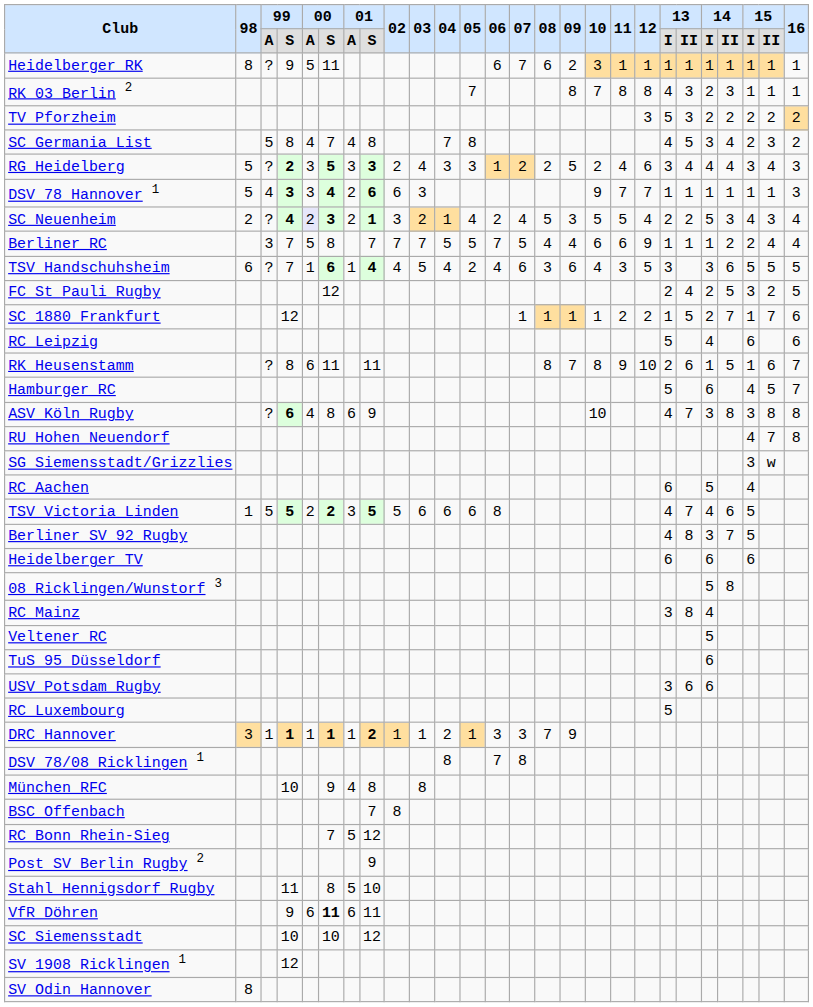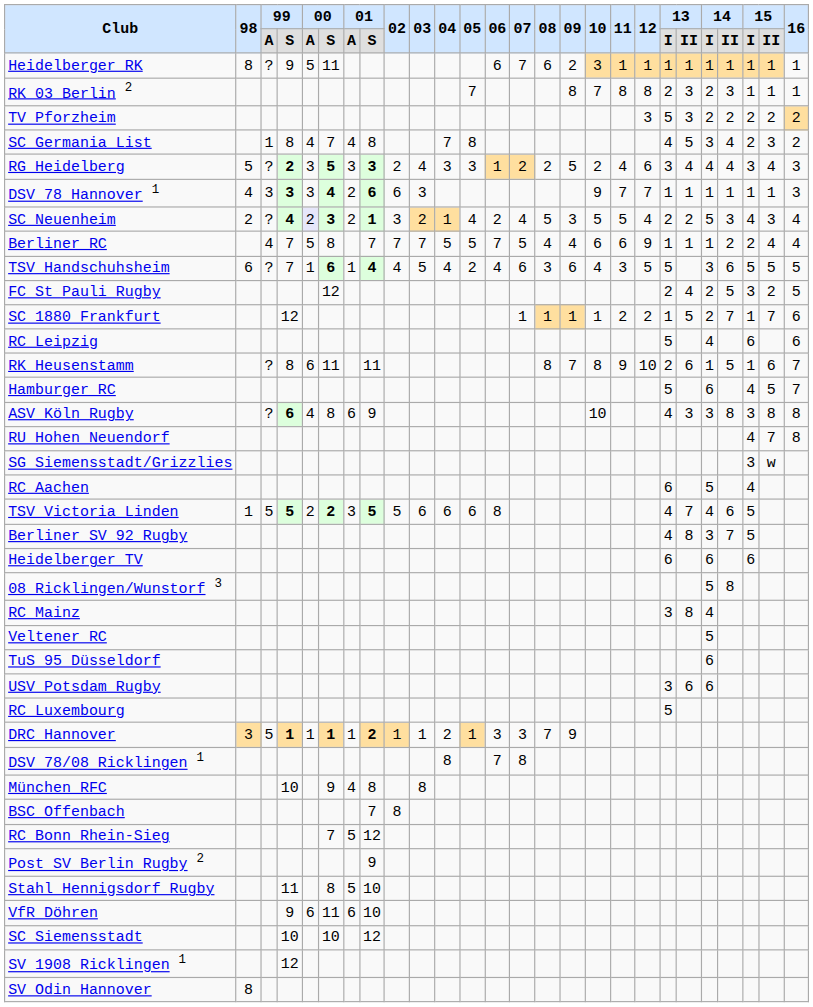(668, 92) 4 -> (668, 92) 2
(269, 142) 5 -> (269, 142) 1
(249, 193) 5 -> (249, 193) 4
(269, 193) 4 -> (269, 193) 3
(269, 244) 3 -> (269, 244) 4
(668, 268) 3 -> (668, 268) 5
(689, 414) 7 -> (689, 414) 3
(269, 735) 1 -> (269, 735) 5
(331, 913) bold -> (331, 913) normal
(372, 913) 11 -> (372, 913) 10
